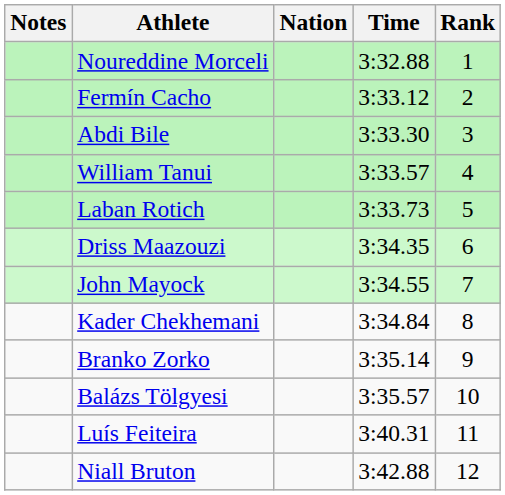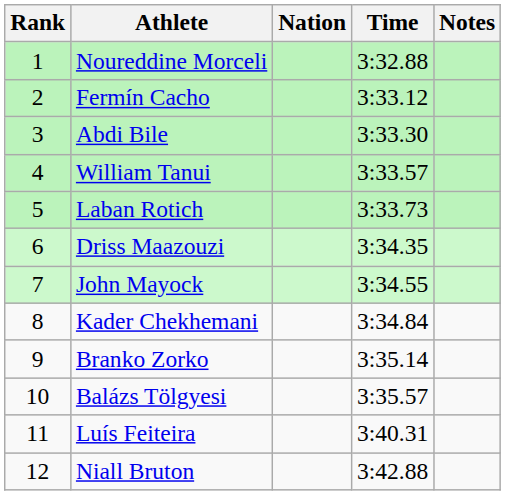columns swapped: (468, 23) <-> (38, 23)
